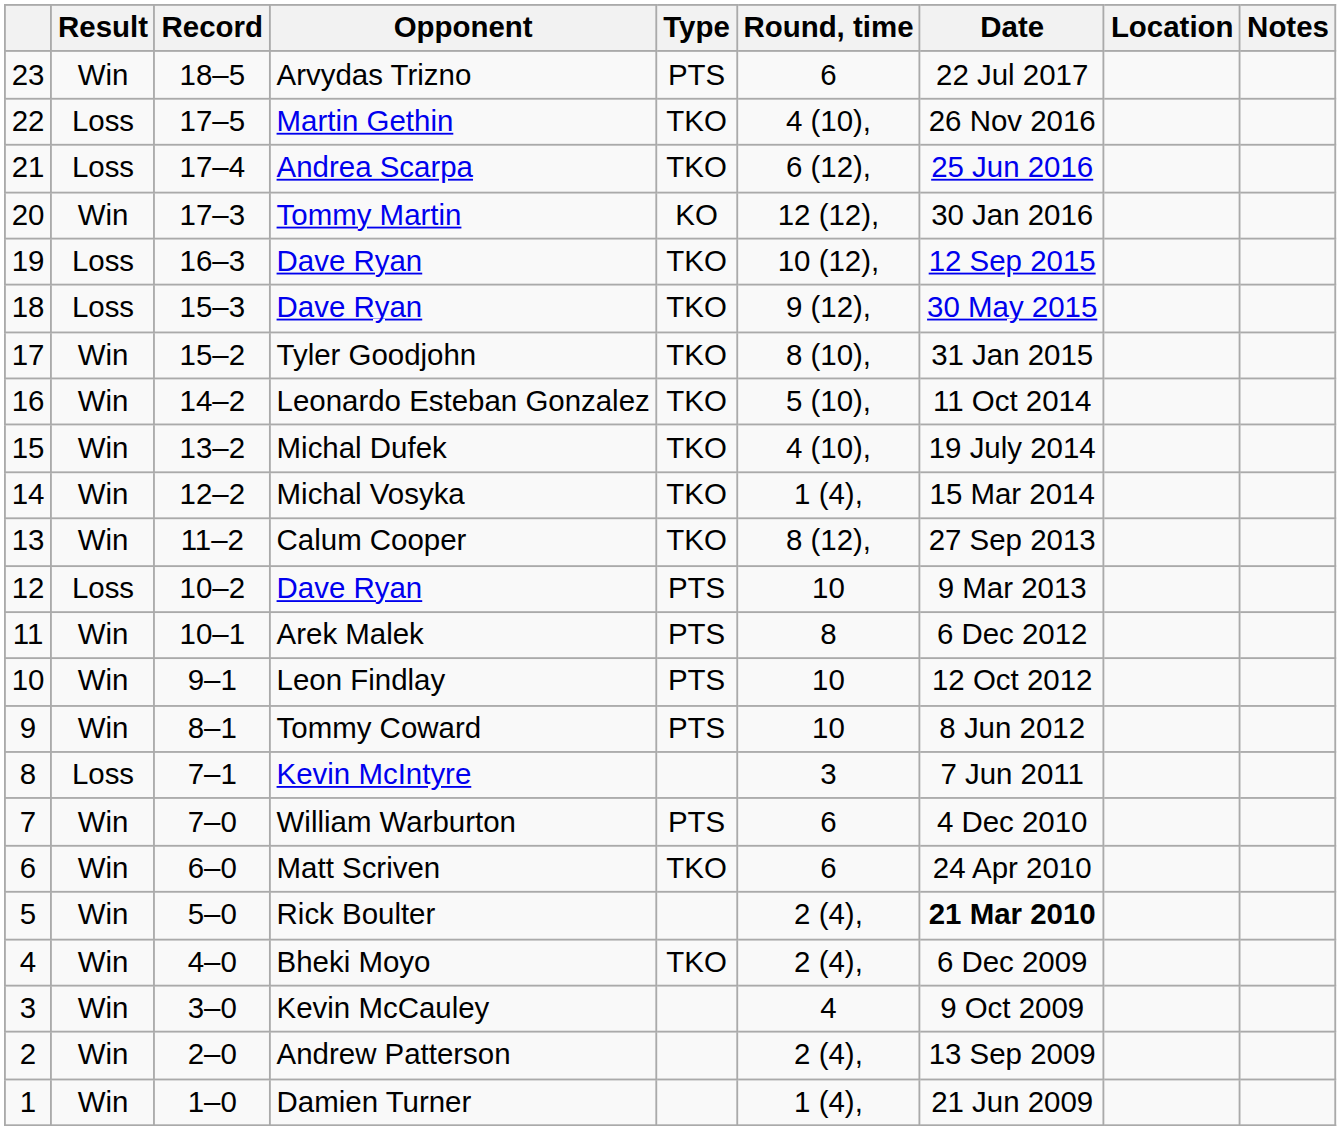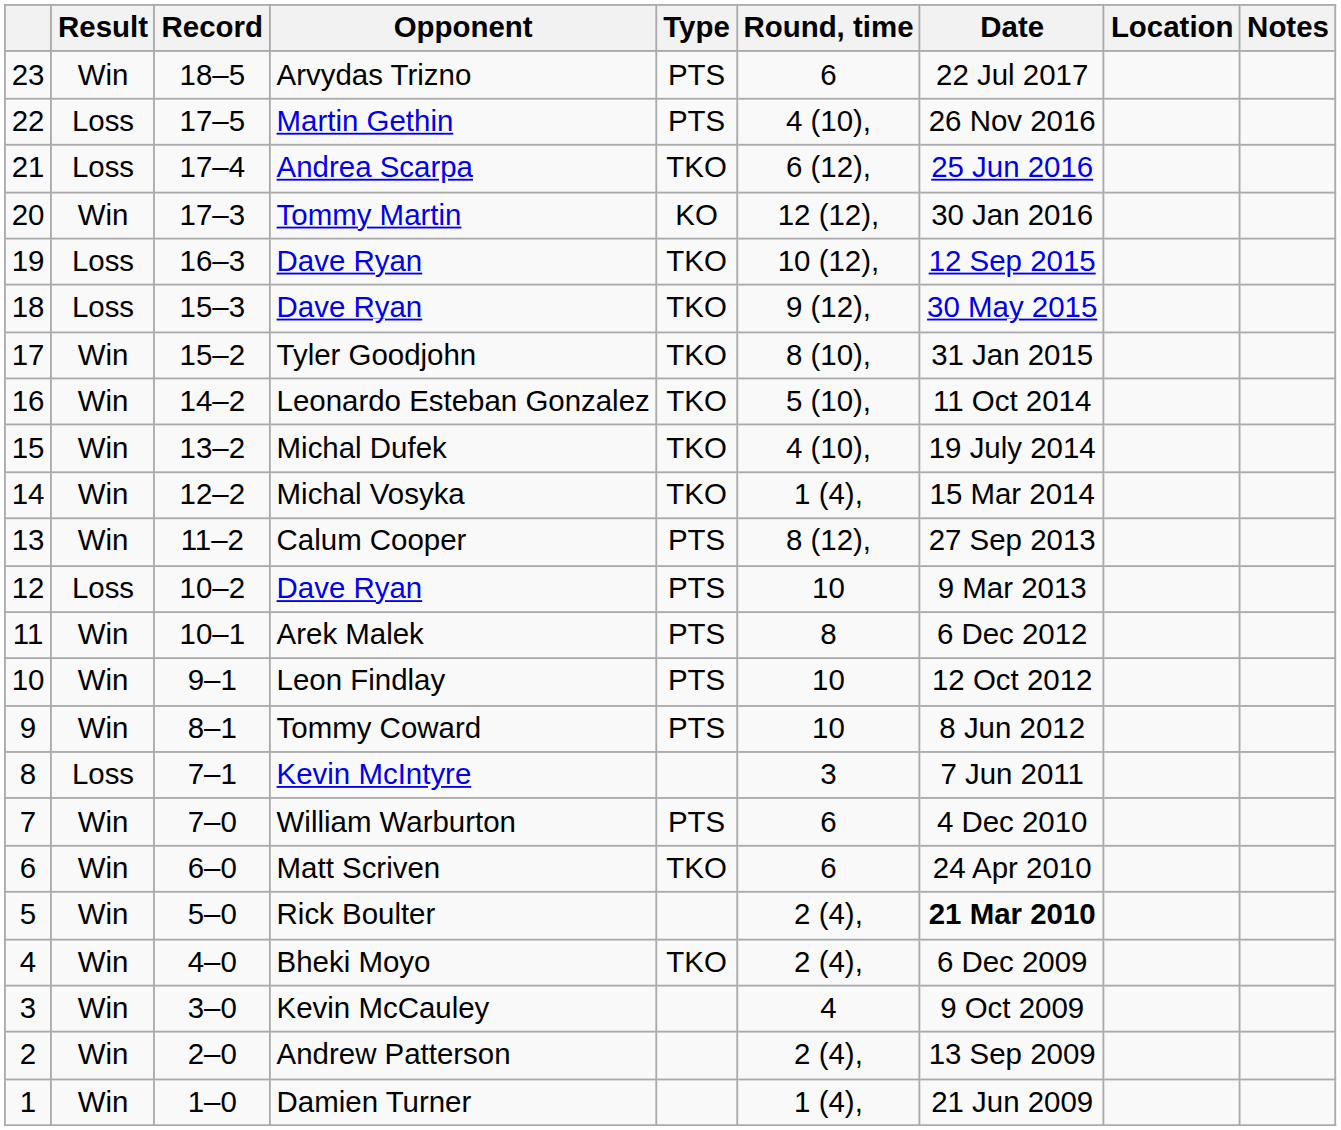(697, 121) TKO -> (697, 121) PTS
(697, 541) TKO -> (697, 541) PTS
